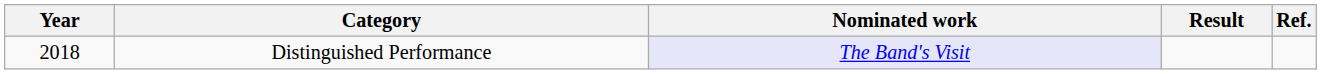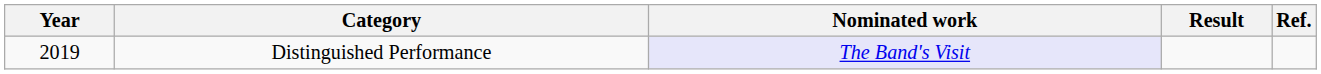(60, 52) 2018 -> (60, 52) 2019
